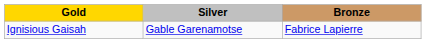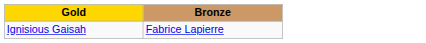- column: (213, 13)
